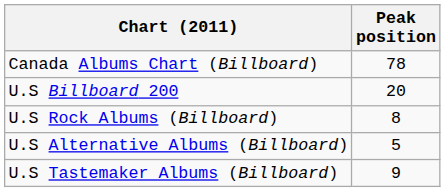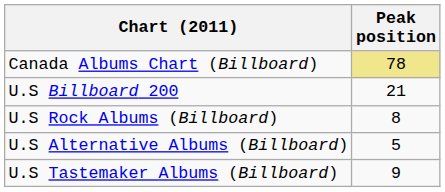(396, 65) no background -> (396, 65) khaki background
(396, 92) 20 -> (396, 92) 21
